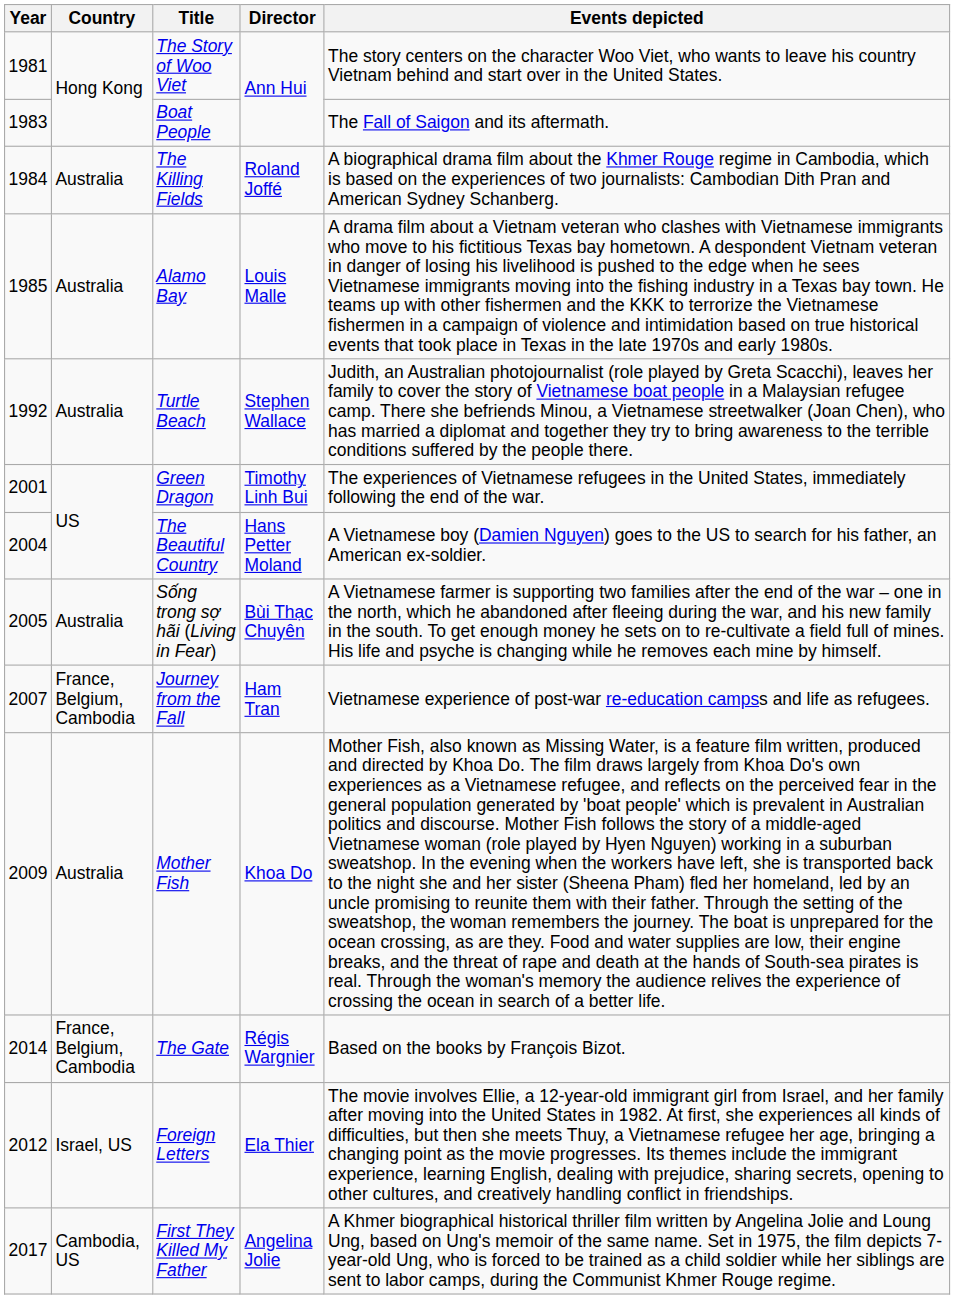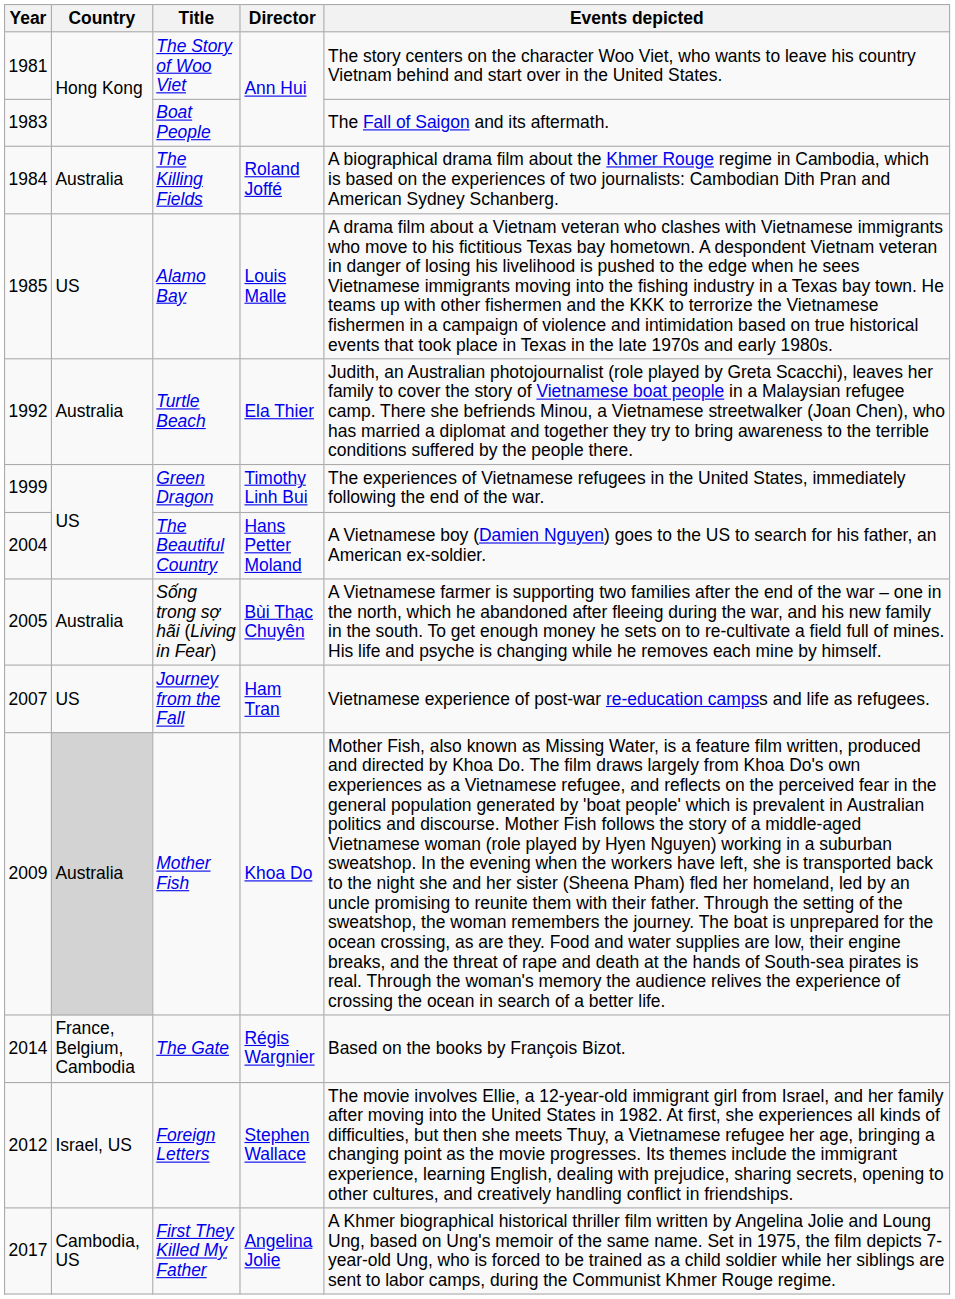(89, 285) Australia -> (68, 285) US
(277, 411) Stephen Wallace -> (279, 411) Ela Thier
(28, 488) 2001 -> (28, 488) 1999
(95, 698) France, Belgium, Cambodia -> (68, 698) US
(89, 873) no background -> (89, 873) lightgrey background
(279, 1144) Ela Thier -> (277, 1144) Stephen Wallace
